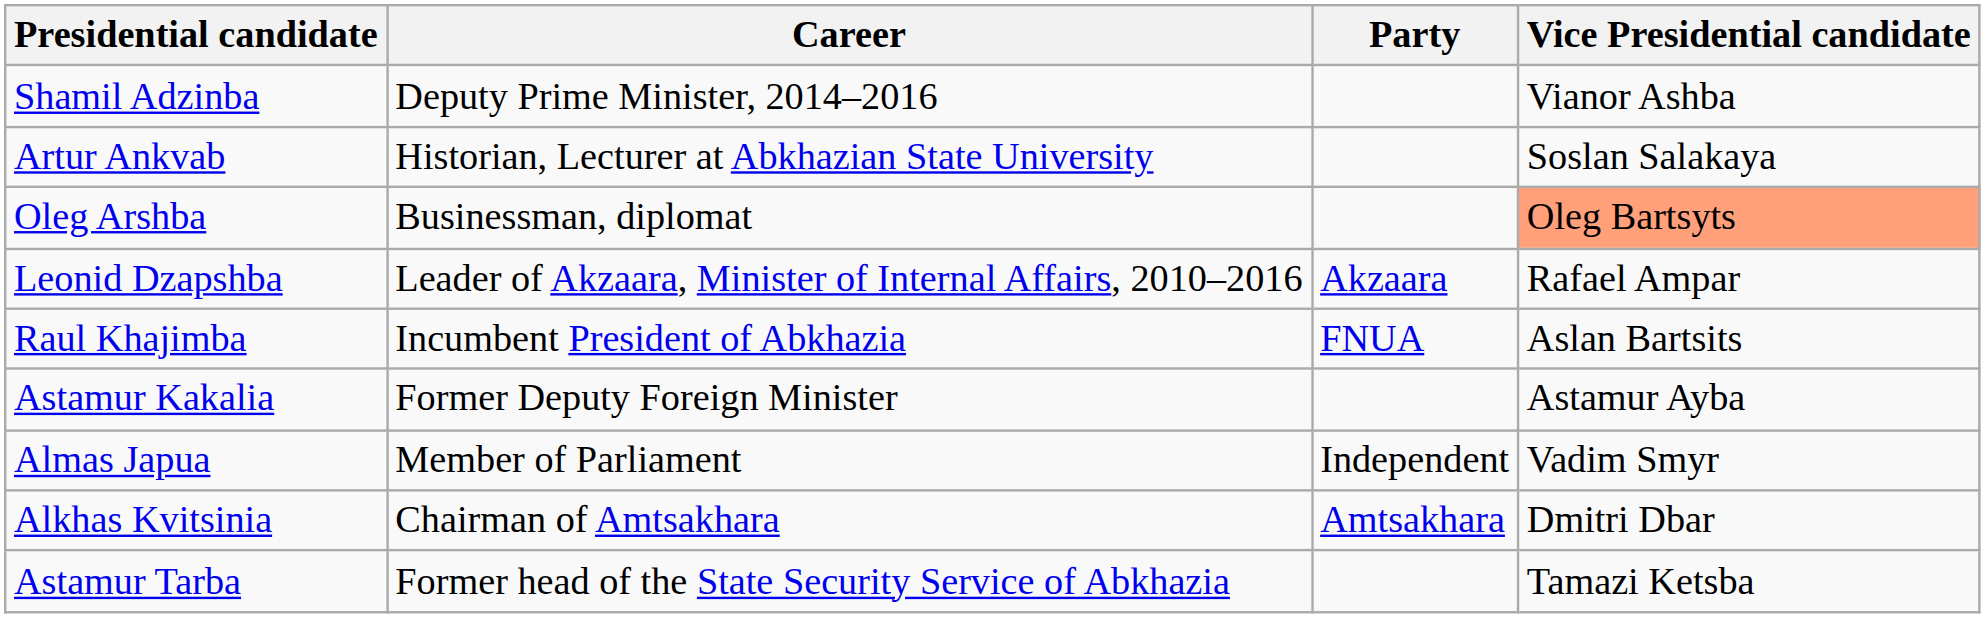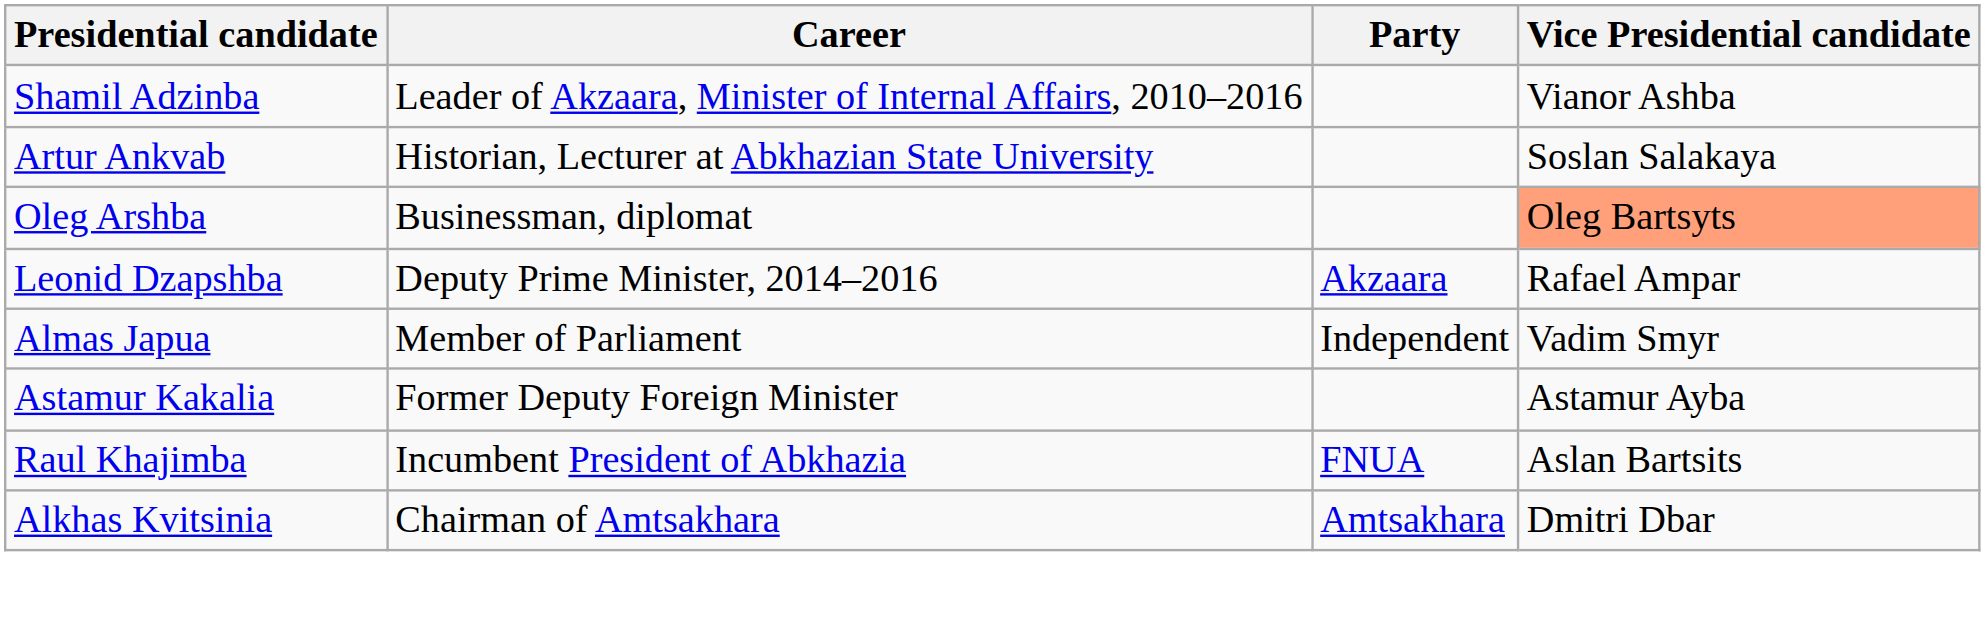(666, 95) Deputy Prime Minister, 2014–2016 -> (849, 95) Leader of Akzaara, Minister of Internal Affairs, 2010–2016
(849, 277) Leader of Akzaara, Minister of Internal Affairs, 2010–2016 -> (666, 277) Deputy Prime Minister, 2014–2016
rows swapped: (112, 459) <-> (130, 338)
- row: (128, 580)
